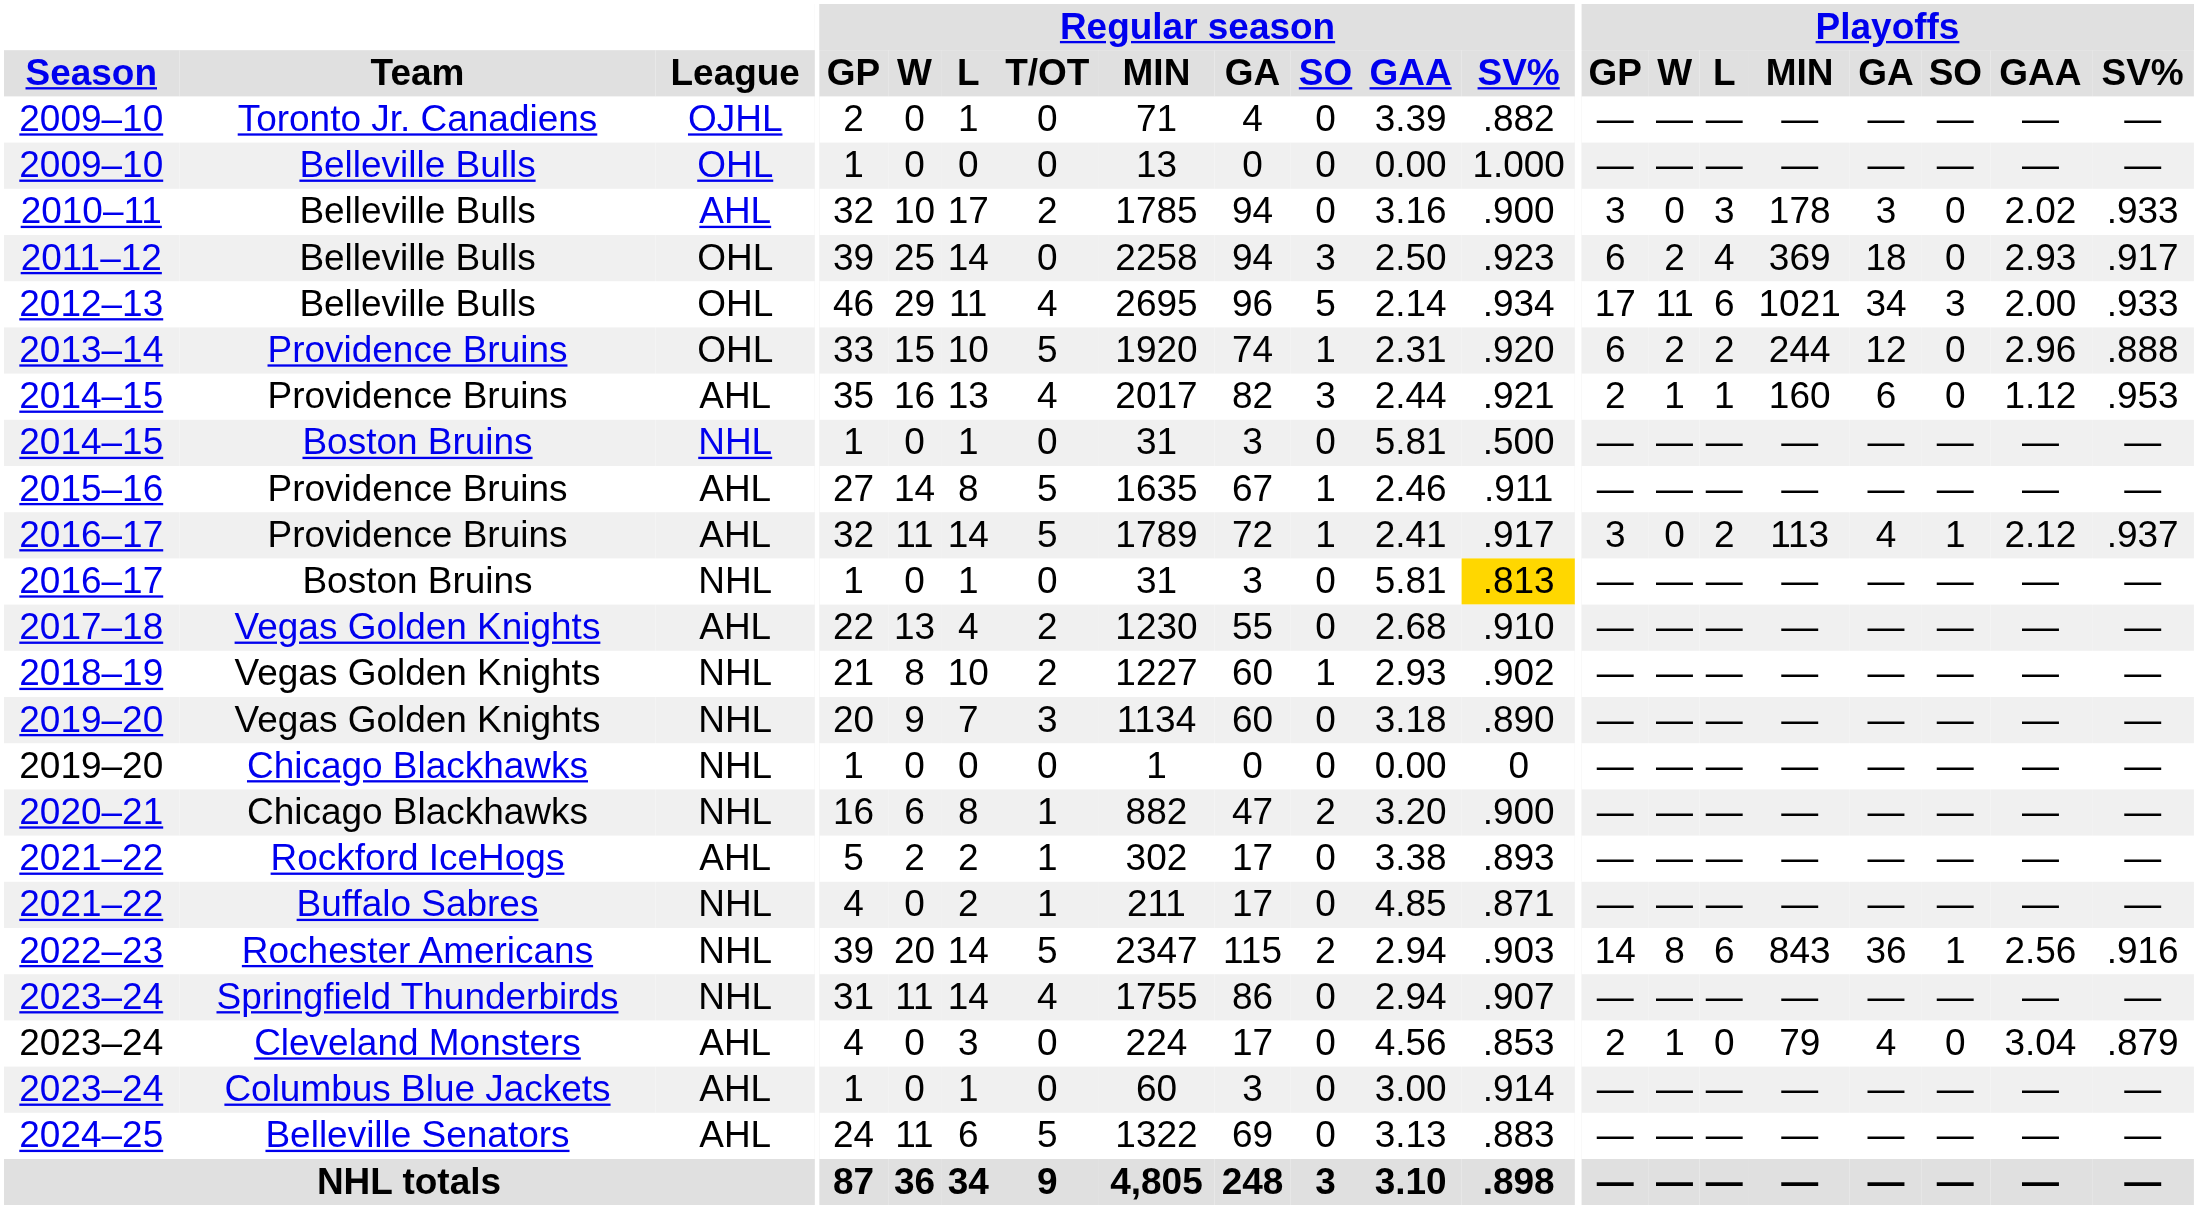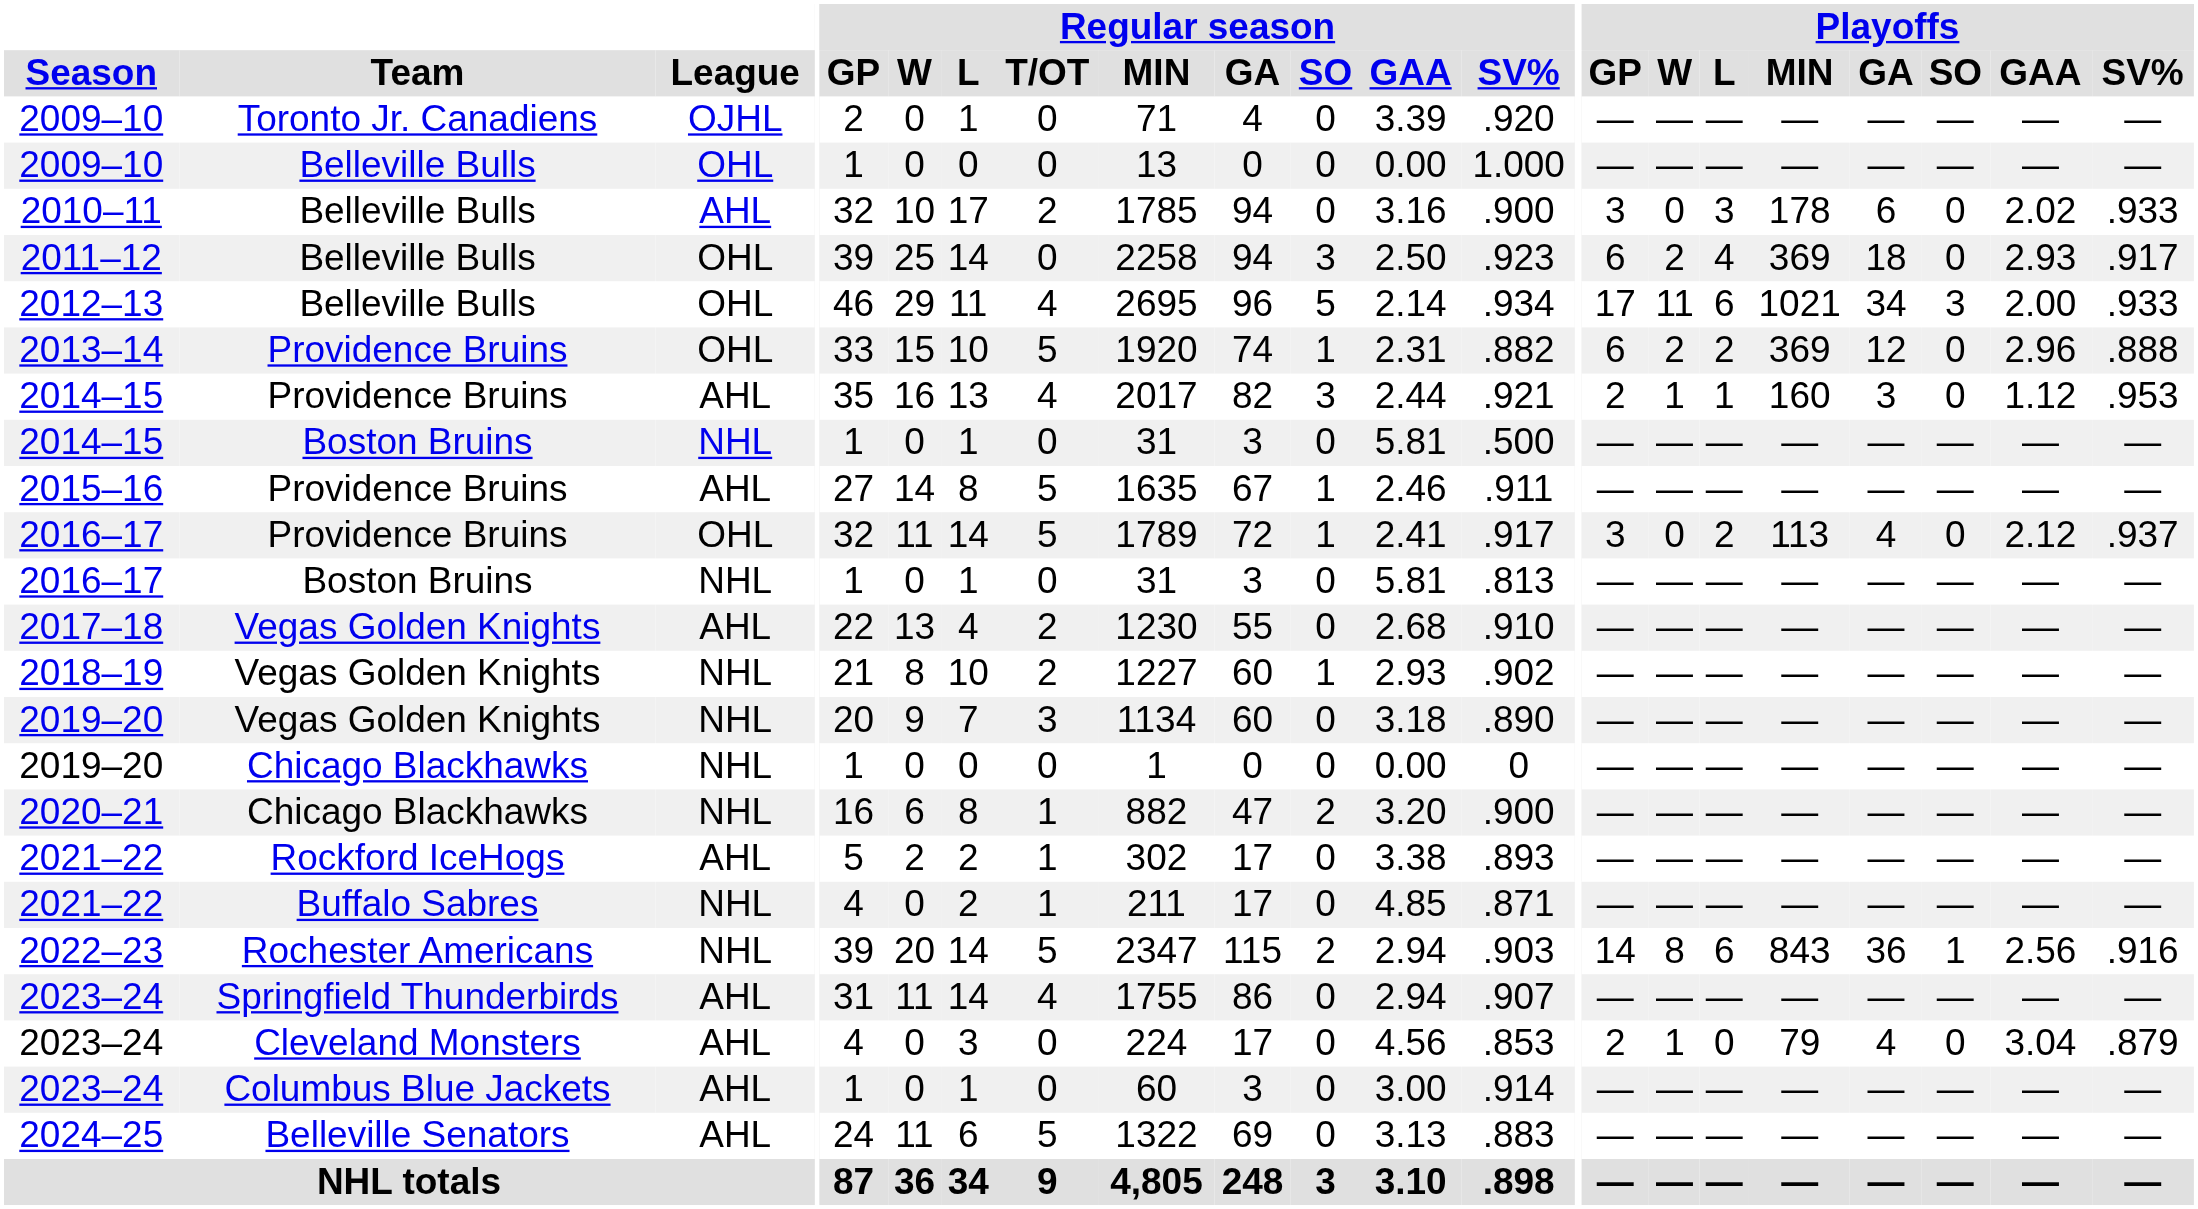(1519, 118) .882 -> (1519, 118) .920
(1886, 211) 3 -> (1886, 211) 6
(1519, 349) .920 -> (1519, 349) .882
(1800, 349) 244 -> (1800, 349) 369
(1886, 396) 6 -> (1886, 396) 3
(735, 534) AHL -> (735, 534) OHL
(1955, 534) 1 -> (1955, 534) 0
(1519, 580) gold background -> (1519, 580) no background
(735, 996) NHL -> (735, 996) AHL
